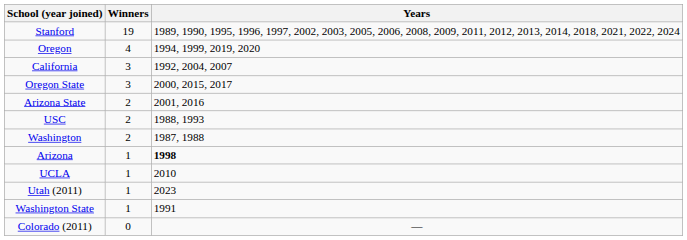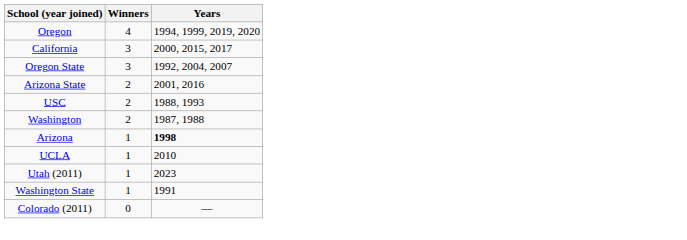- row: (55, 31)
(193, 66) 1992, 2004, 2007 -> (193, 48) 2000, 2015, 2017
(193, 84) 2000, 2015, 2017 -> (193, 66) 1992, 2004, 2007
